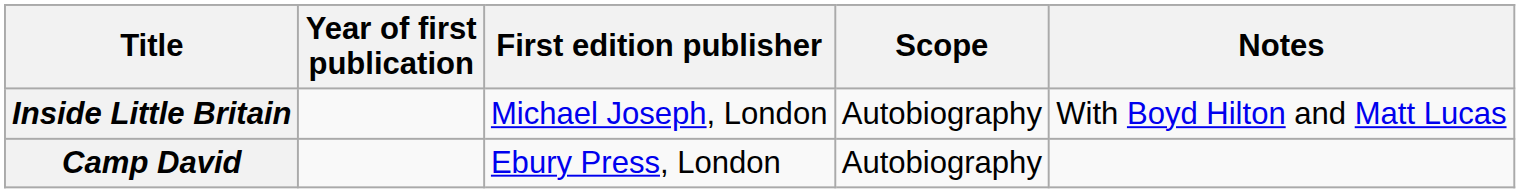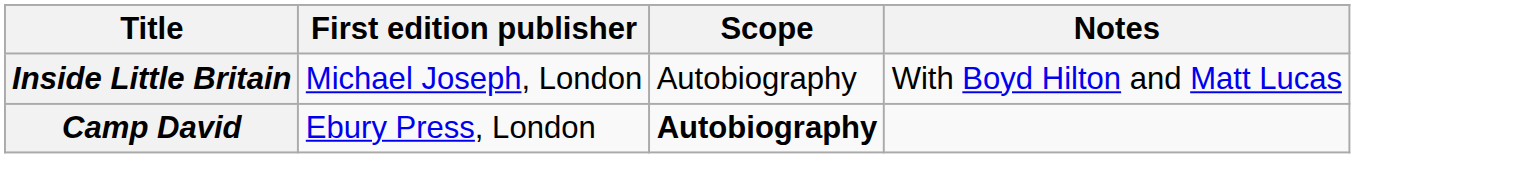- column: (391, 46)
(942, 162) normal -> (767, 127) bold
